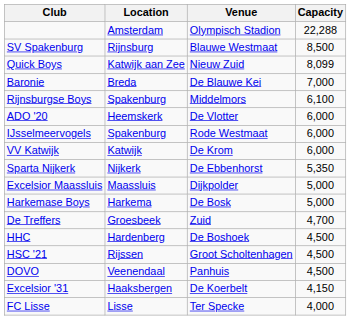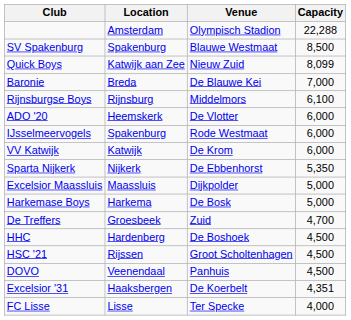(130, 47) Rijnsburg -> (137, 47) Spakenburg
(137, 99) Spakenburg -> (130, 99) Rijnsburg
(320, 289) 4,150 -> (320, 289) 4,351
